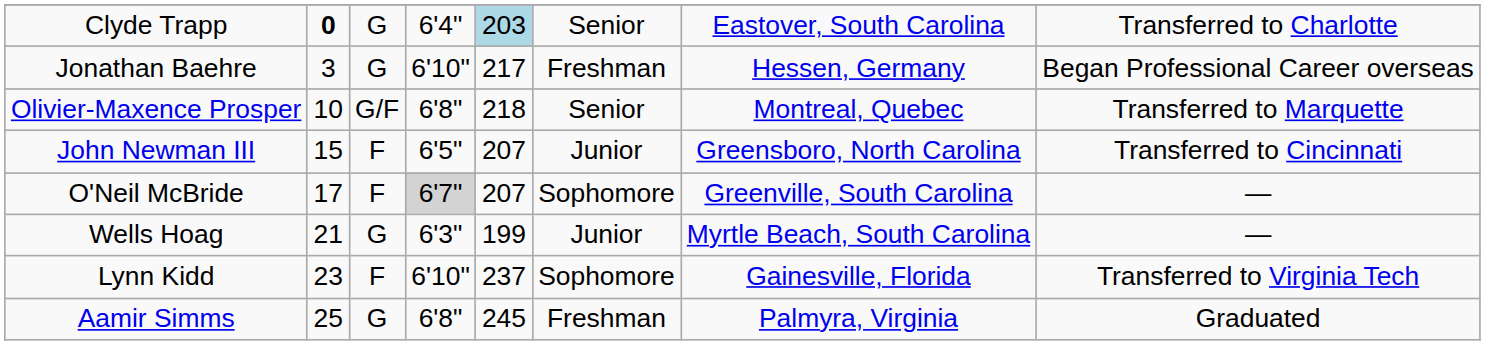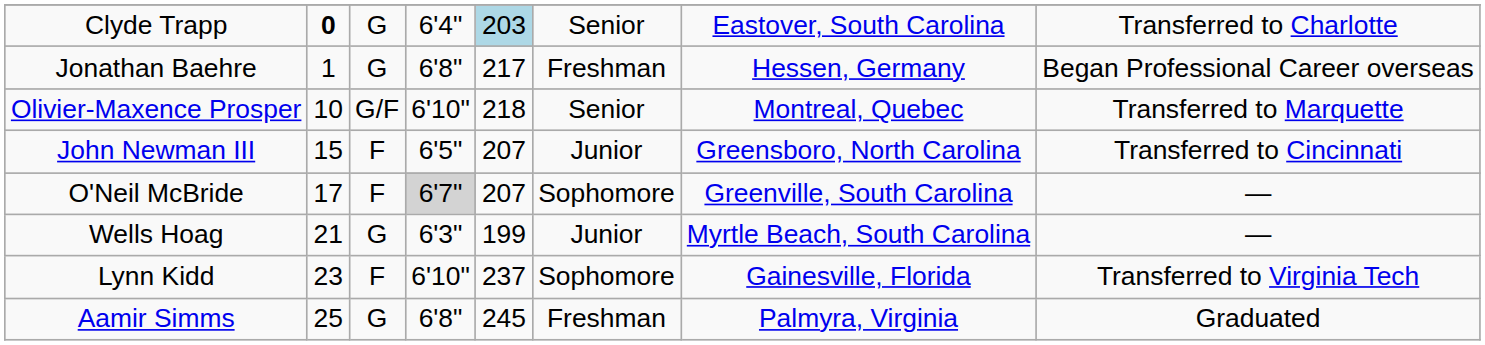(328, 67) 3 -> (328, 67) 1
(441, 67) 6'10" -> (441, 67) 6'8"
(441, 109) 6'8" -> (441, 109) 6'10"
